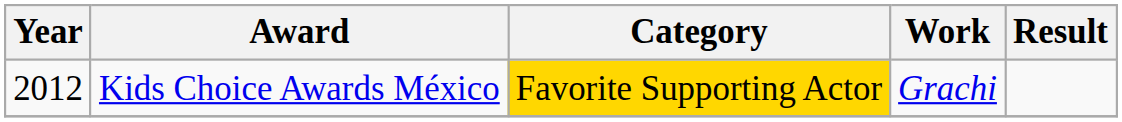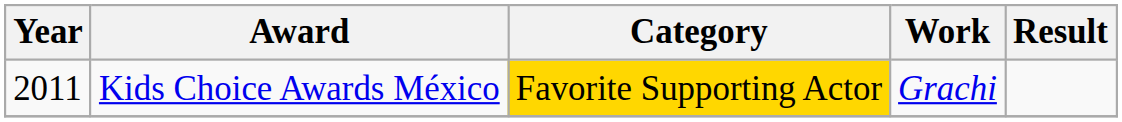(48, 87) 2012 -> (47, 87) 2011
